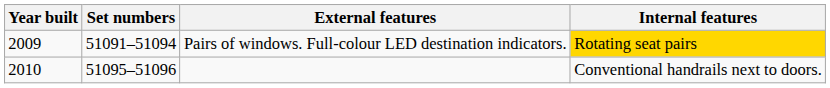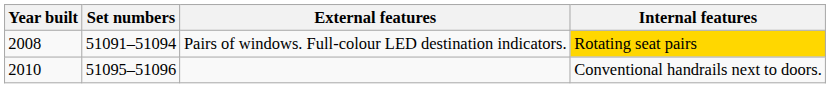(25, 43) 2009 -> (25, 43) 2008
